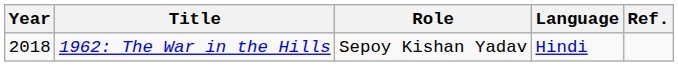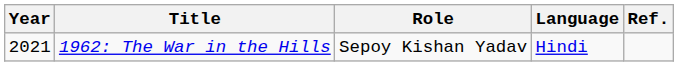(30, 47) 2018 -> (30, 47) 2021
